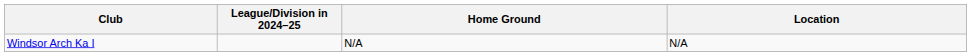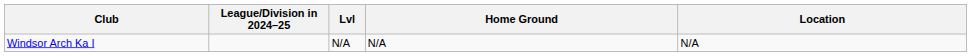+ column: (347, 19)
